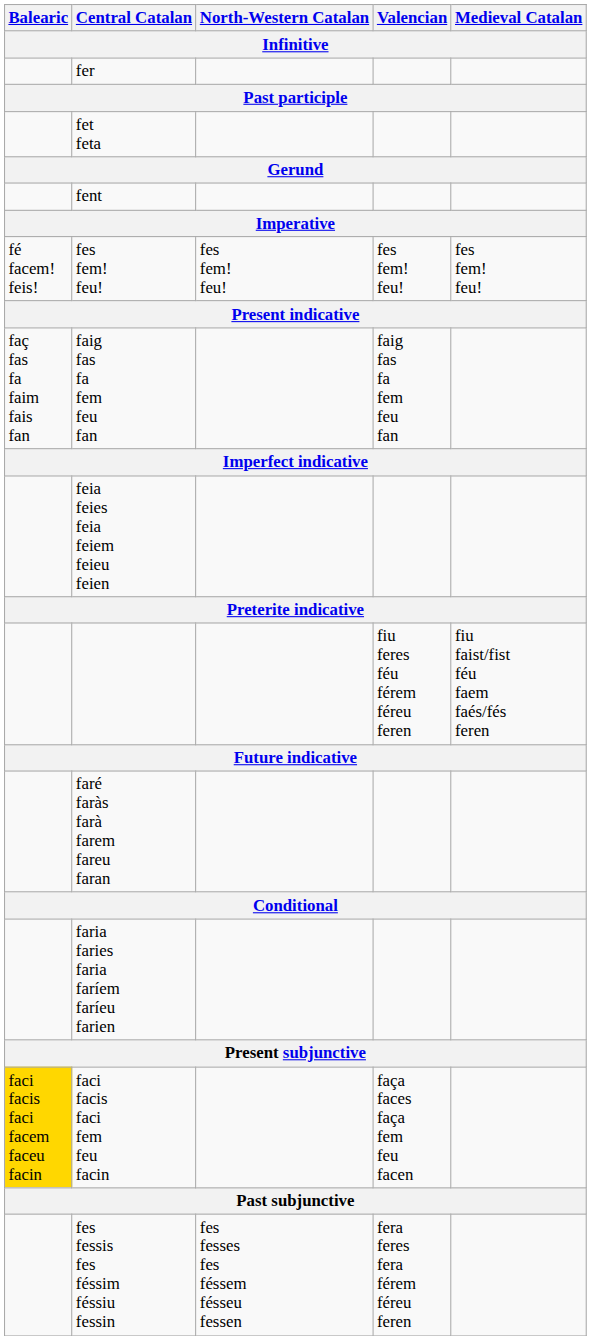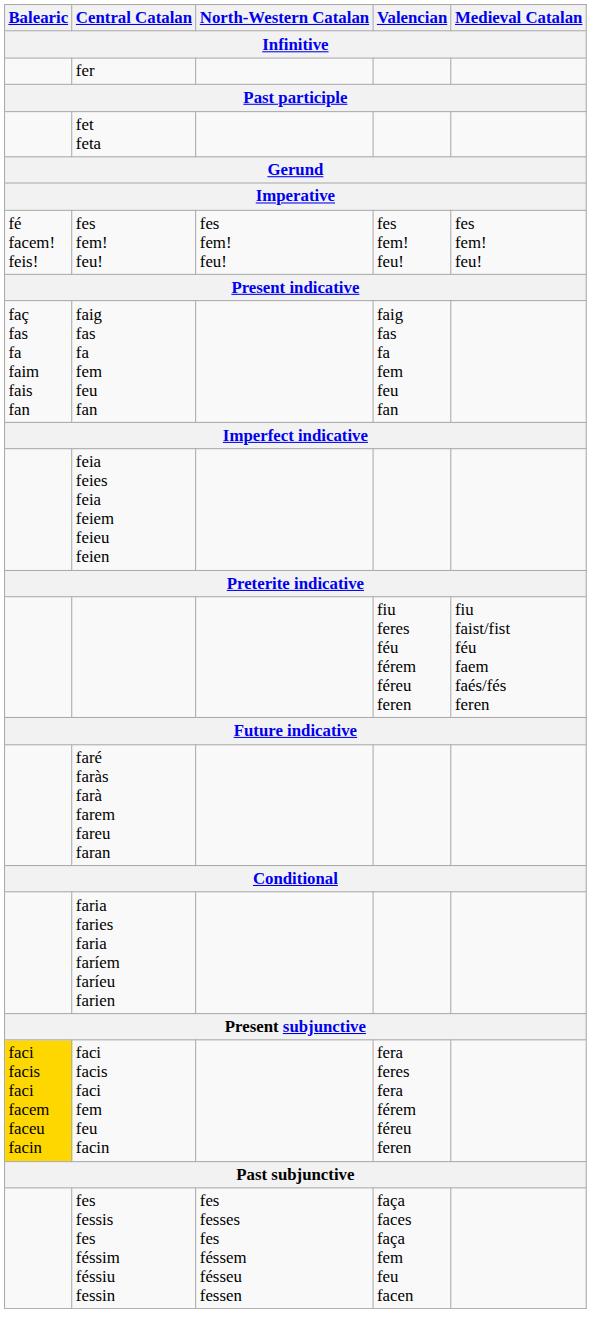- row: (89, 196)
(395, 1127) faça faces faça fem feu facen -> (397, 1100) fera feres fera férem féreu feren
(397, 1274) fera feres fera férem féreu feren -> (395, 1248) faça faces faça fem feu facen
